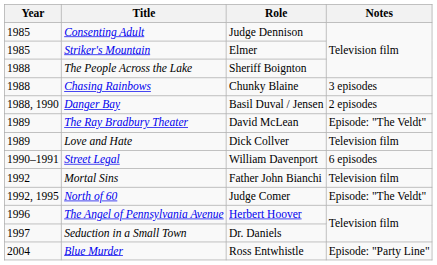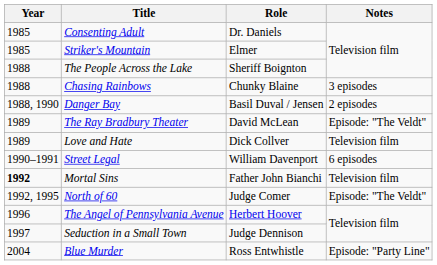(266, 31) Judge Dennison -> (255, 31) Dr. Daniels
(19, 178) normal -> (19, 178) bold
(255, 232) Dr. Daniels -> (266, 232) Judge Dennison
